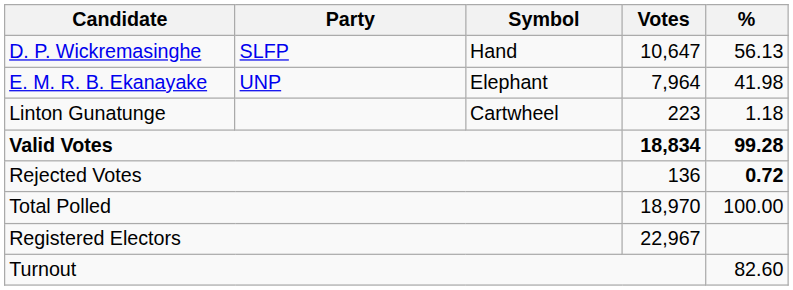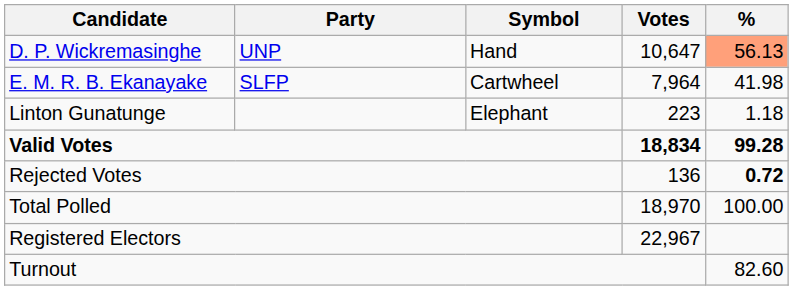(264, 51) SLFP -> (260, 51) UNP
(759, 51) no background -> (759, 51) lightsalmon background
(260, 82) UNP -> (264, 82) SLFP
(509, 82) Elephant -> (514, 82) Cartwheel
(514, 113) Cartwheel -> (509, 113) Elephant
